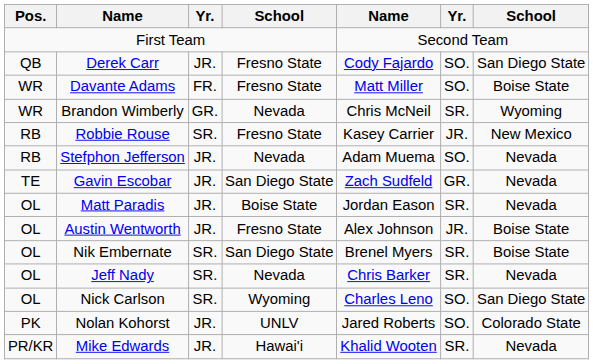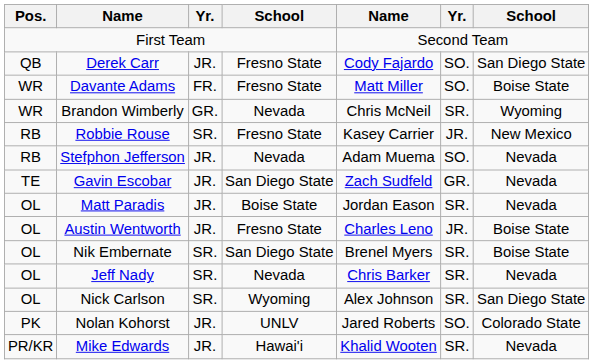(389, 228) Alex Johnson -> (389, 228) Charles Leno
(389, 299) Charles Leno -> (389, 299) Alex Johnson
(457, 299) SO. -> (457, 299) SR.
